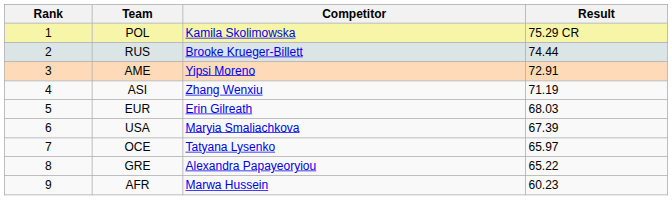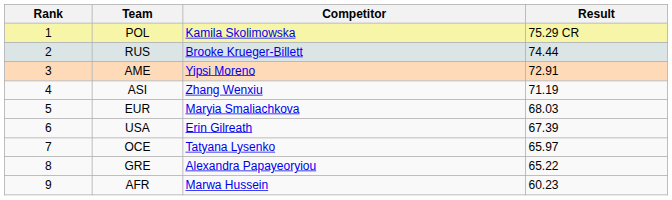(219, 109) Erin Gilreath -> (242, 109) Maryia Smaliachkova
(242, 128) Maryia Smaliachkova -> (219, 128) Erin Gilreath
